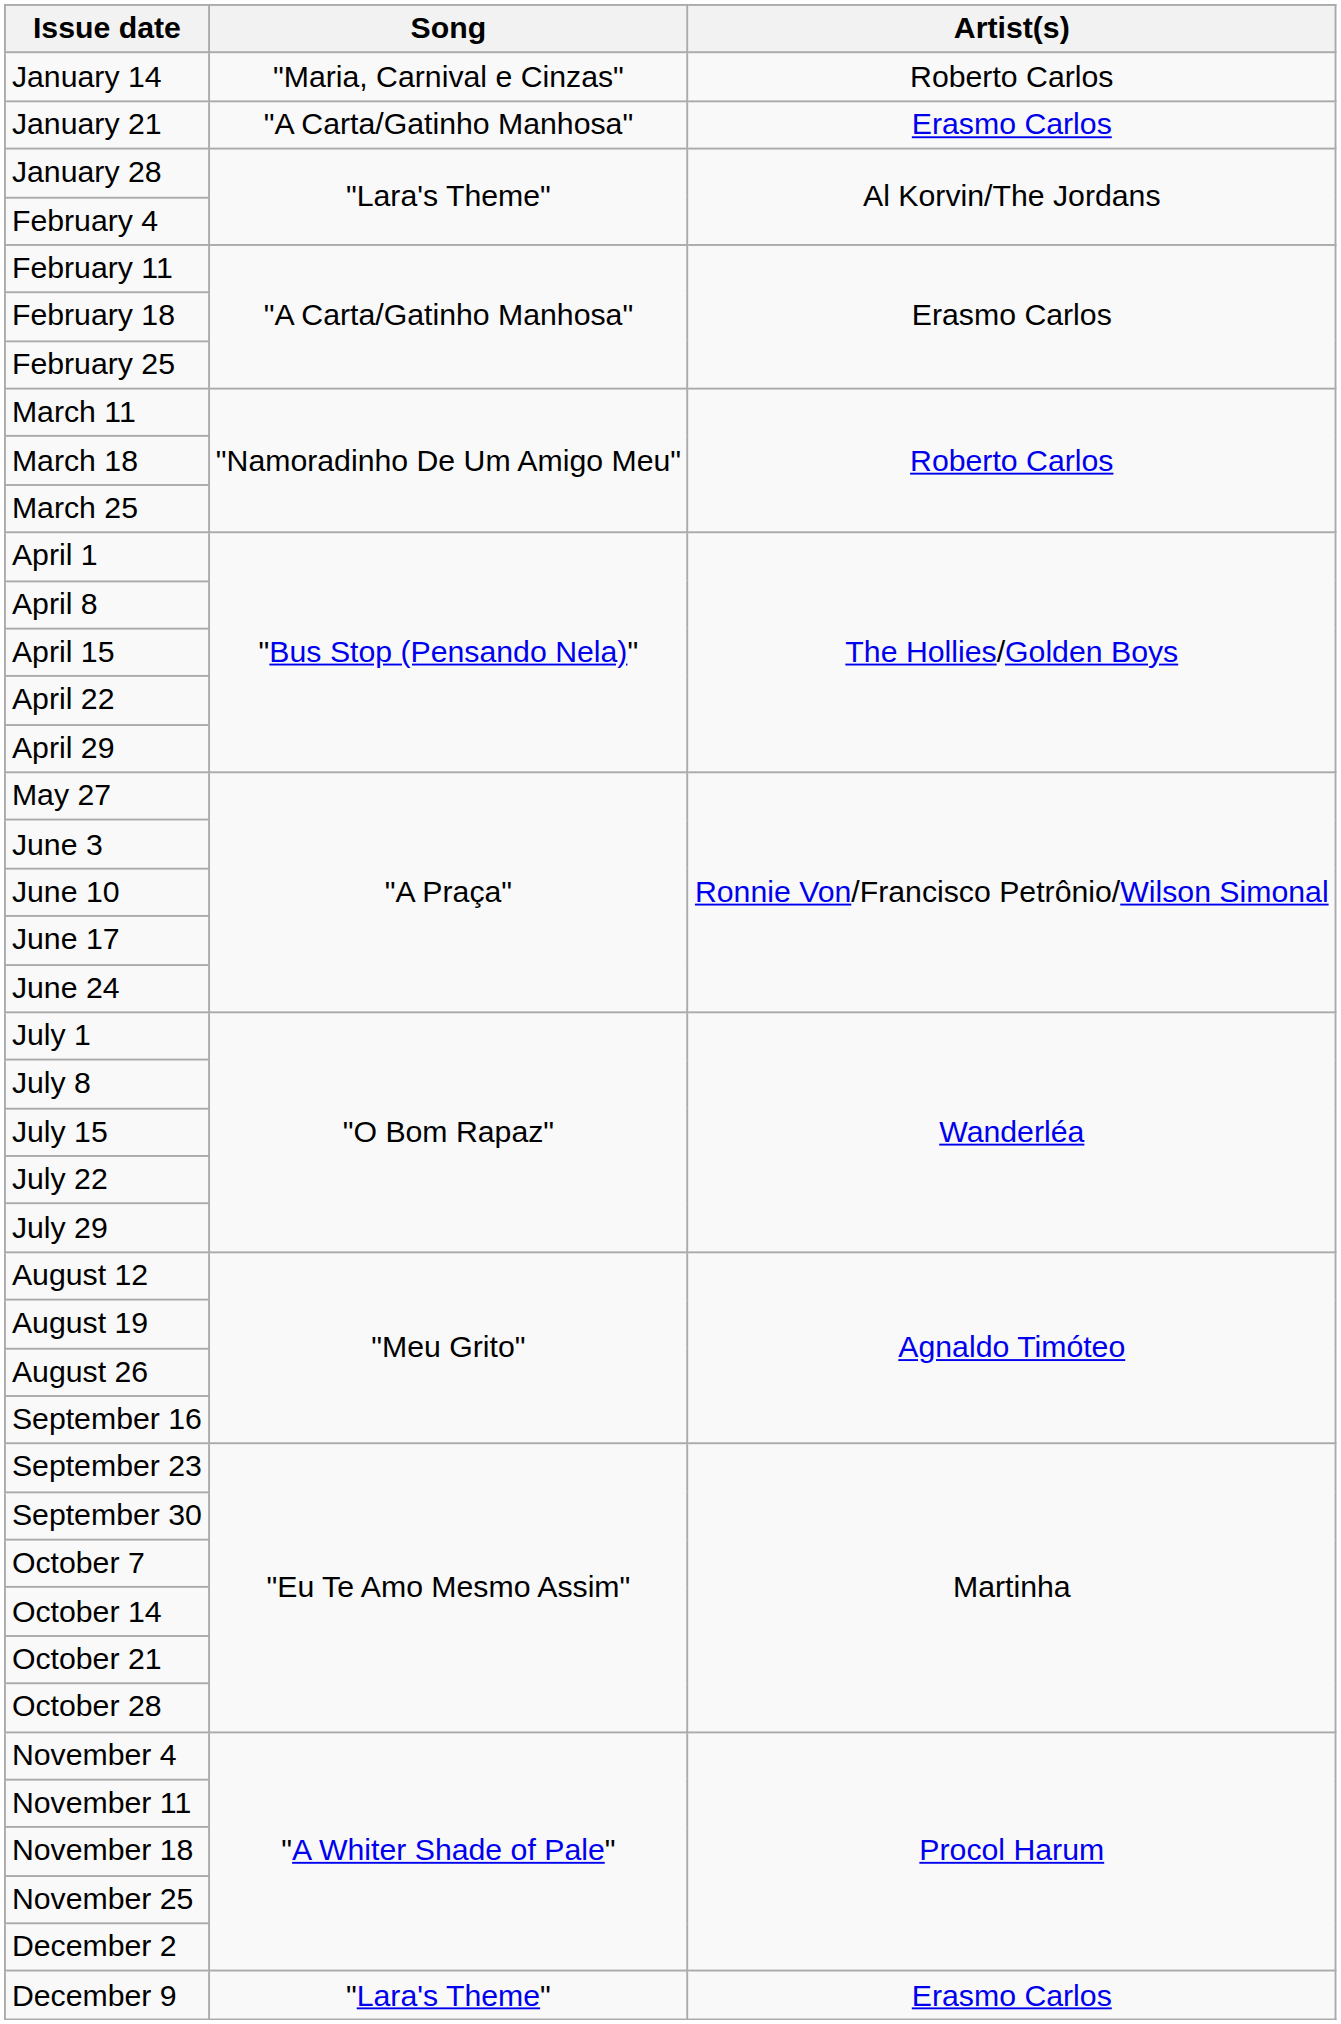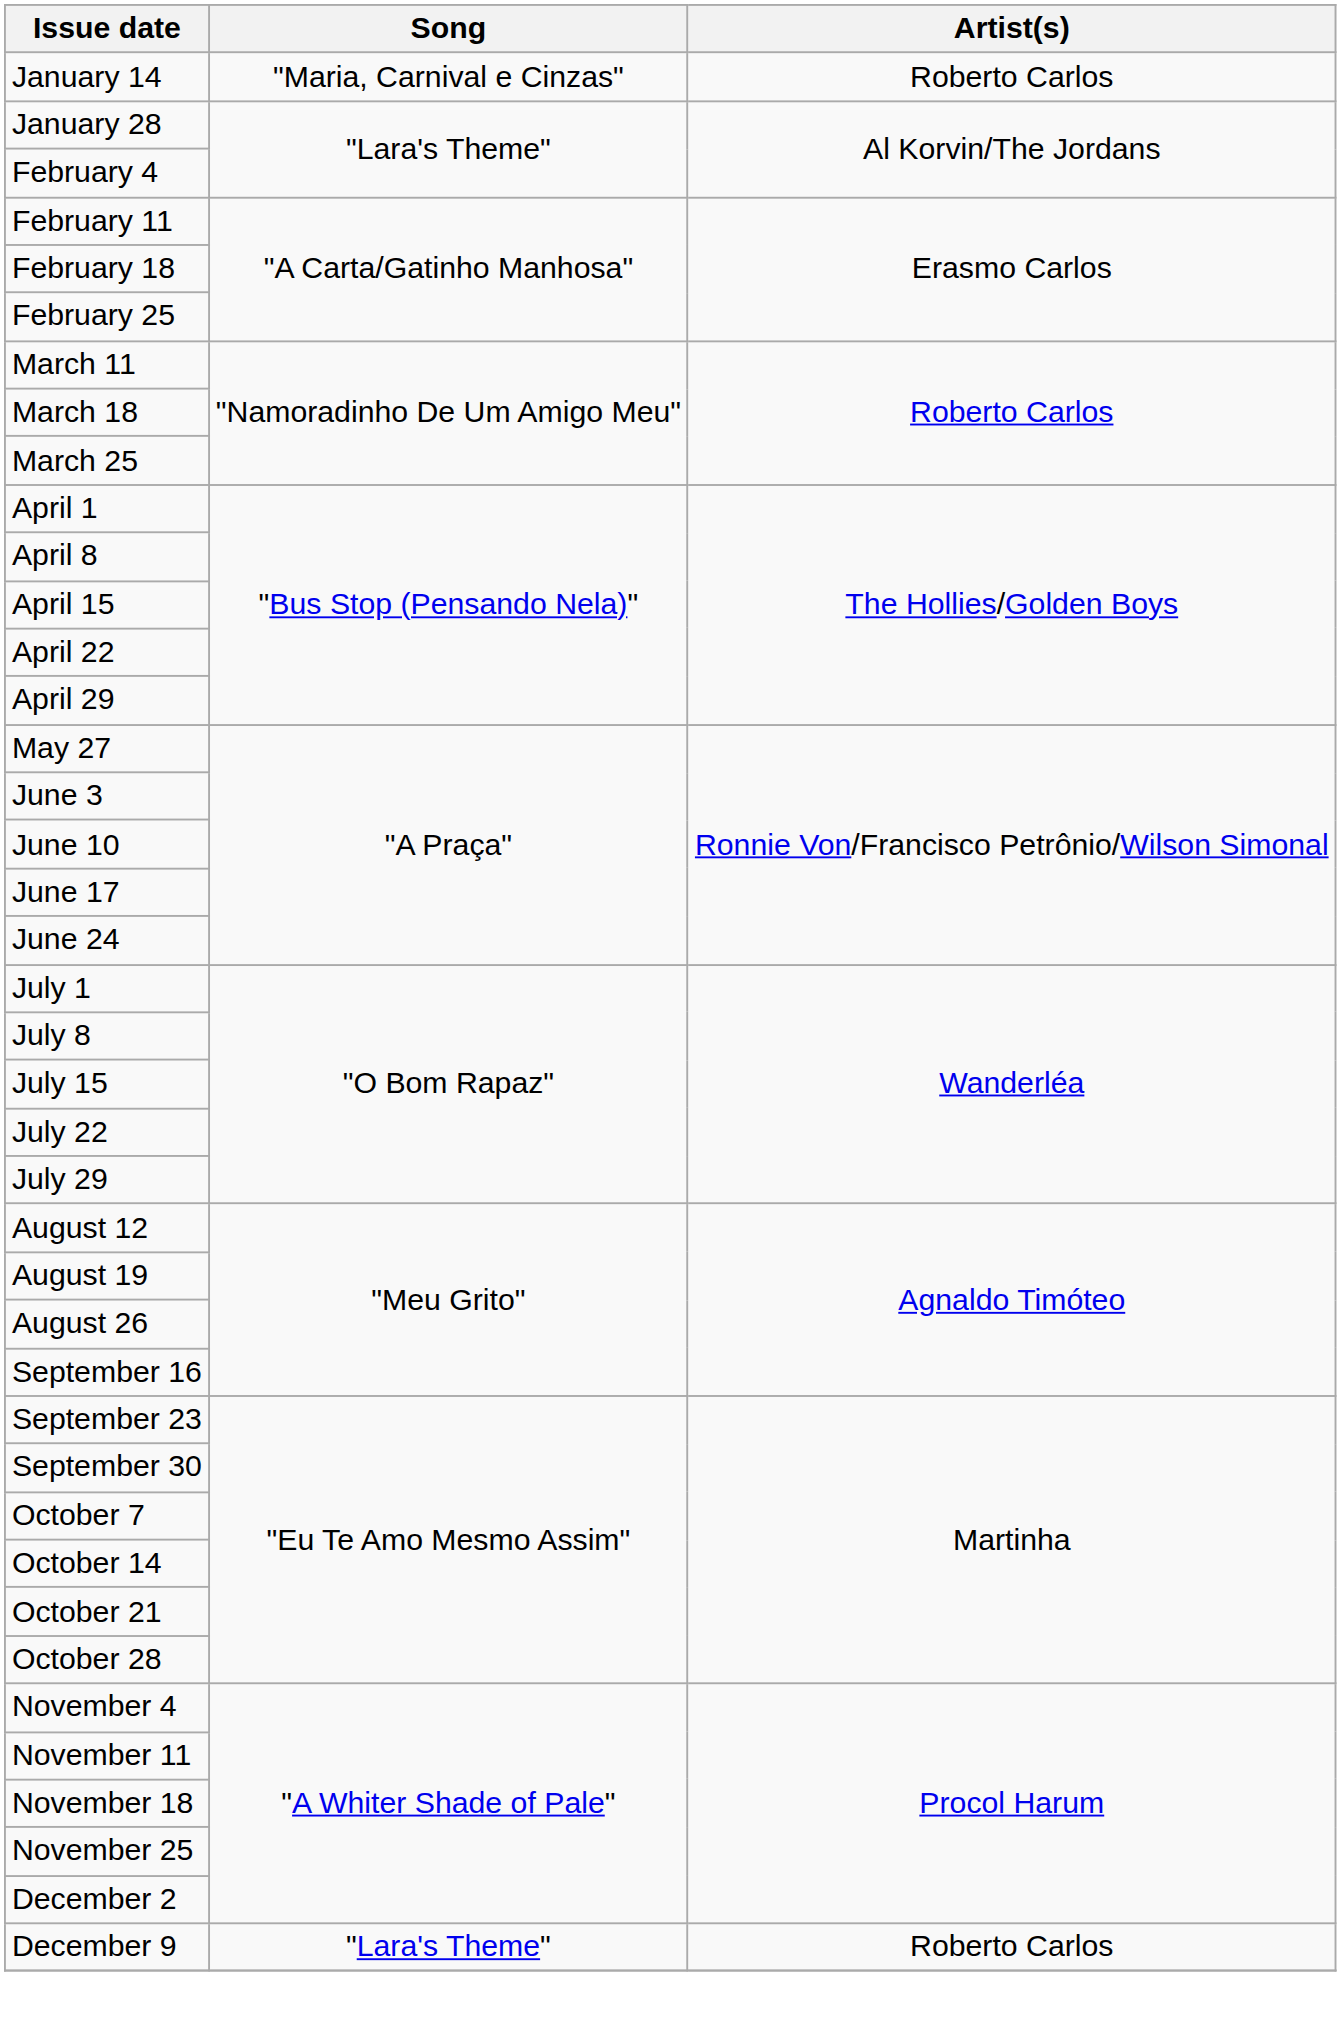- row: (87, 124)
(1012, 1994) Erasmo Carlos -> (1012, 1946) Roberto Carlos
